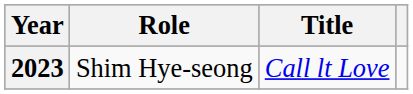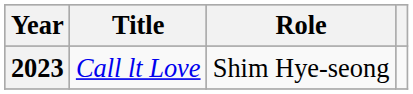columns swapped: (327, 25) <-> (164, 25)
